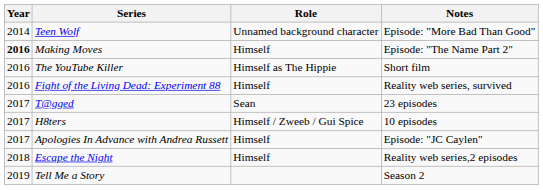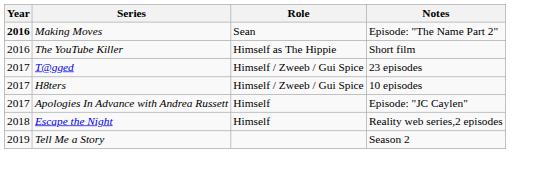- row: (57, 31)
(252, 49) Himself -> (244, 31) Sean
- row: (128, 85)
(244, 103) Sean -> (299, 67) Himself / Zweeb / Gui Spice
